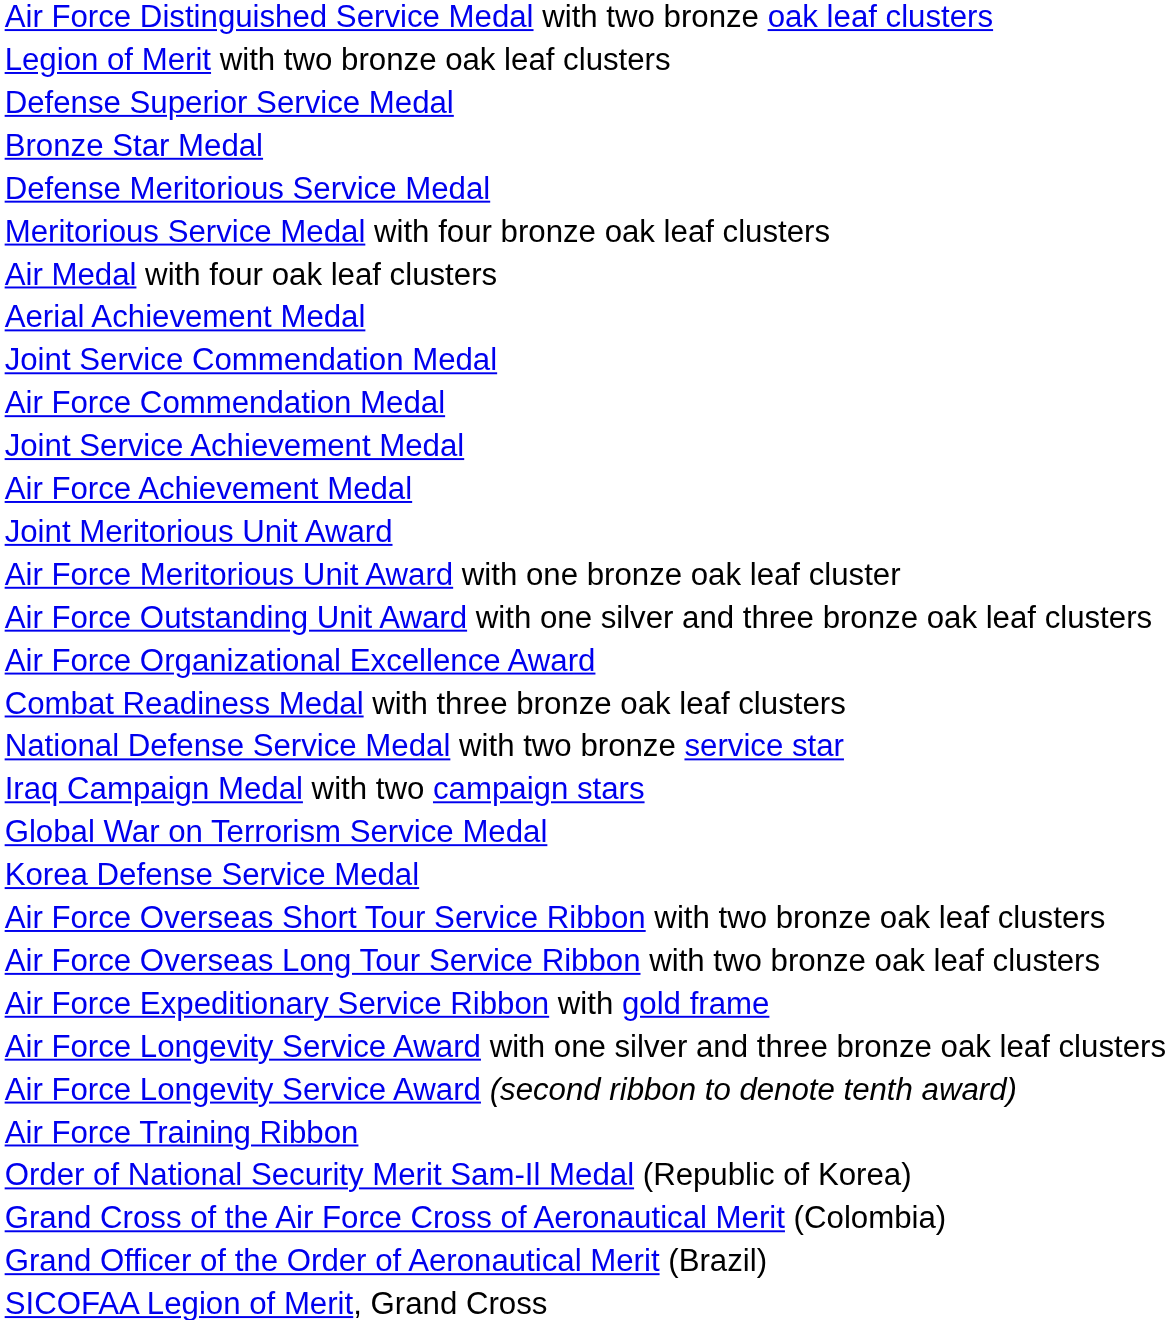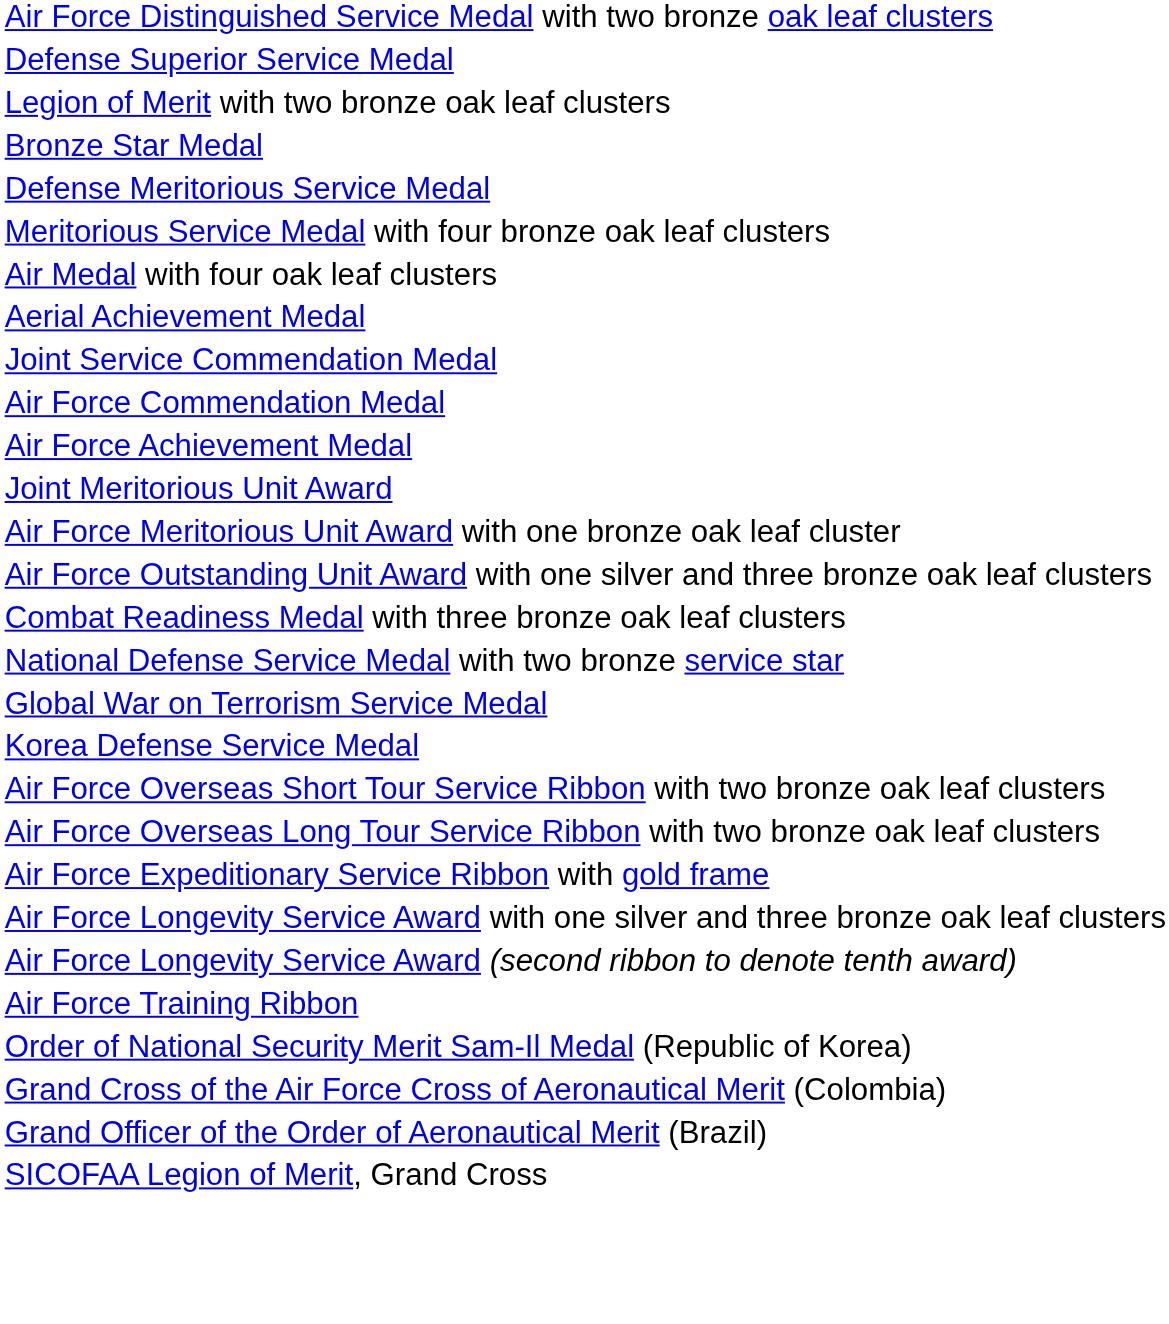rows swapped: (229, 102) <-> (338, 59)
- row: (234, 445)
- row: (300, 660)
- row: (325, 789)
